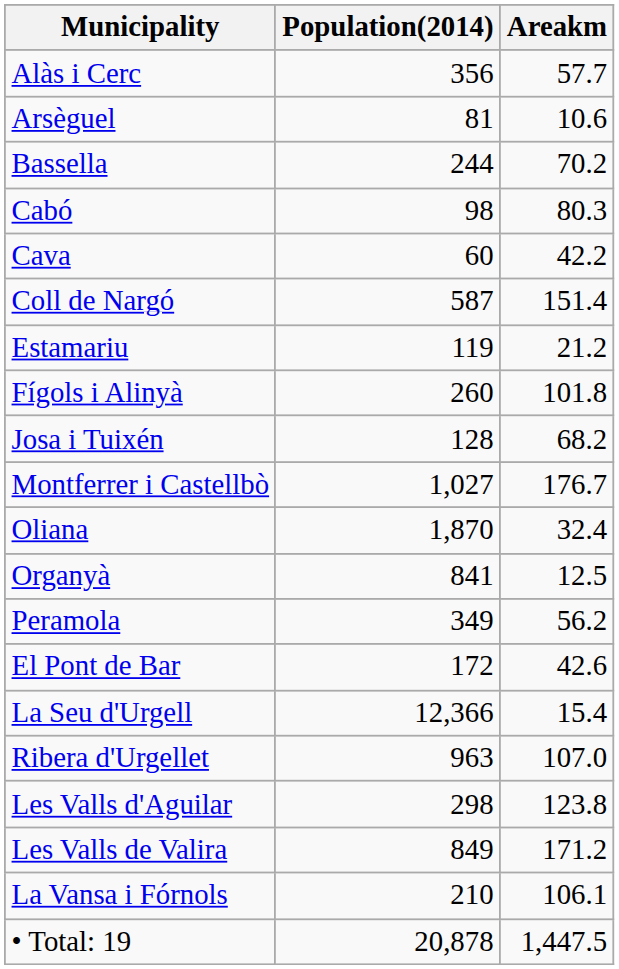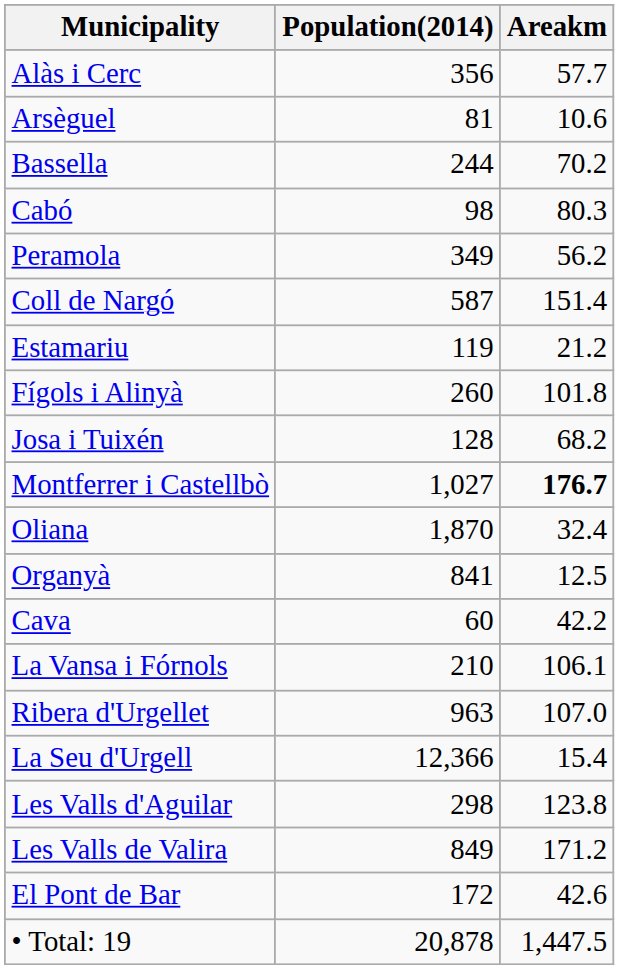rows swapped: (41, 255) <-> (66, 621)
(575, 484) normal -> (575, 484) bold
rows swapped: (96, 666) <-> (120, 895)
rows swapped: (110, 758) <-> (102, 712)
